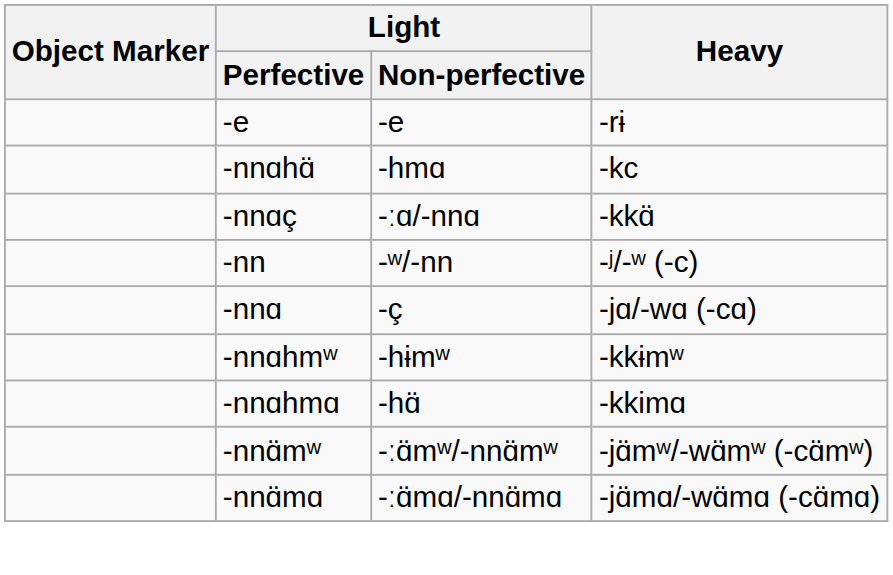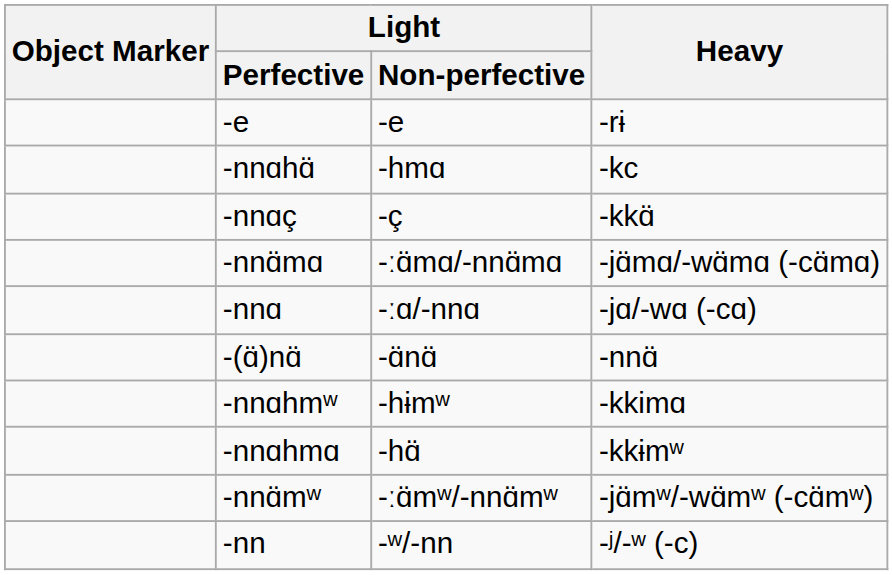(429, 215) -ːɑ/-nnɑ -> (390, 215) -ç
rows swapped: (244, 262) <-> (273, 497)
(390, 309) -ç -> (429, 309) -ːɑ/-nnɑ
+ row: (262, 356)
(641, 356) -kkɨmʷ -> (642, 403) -kkimɑ
(642, 403) -kkimɑ -> (641, 450) -kkɨmʷ
